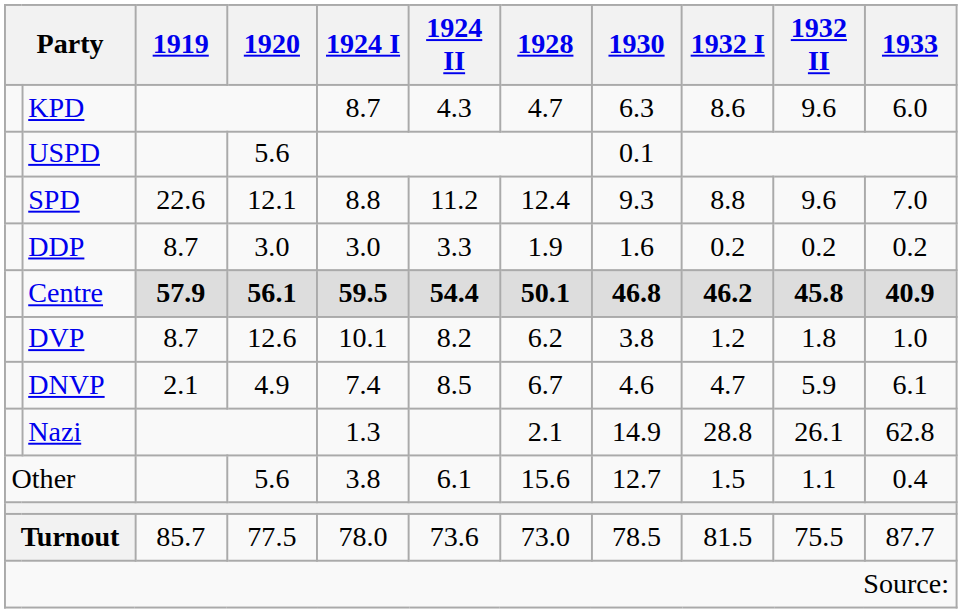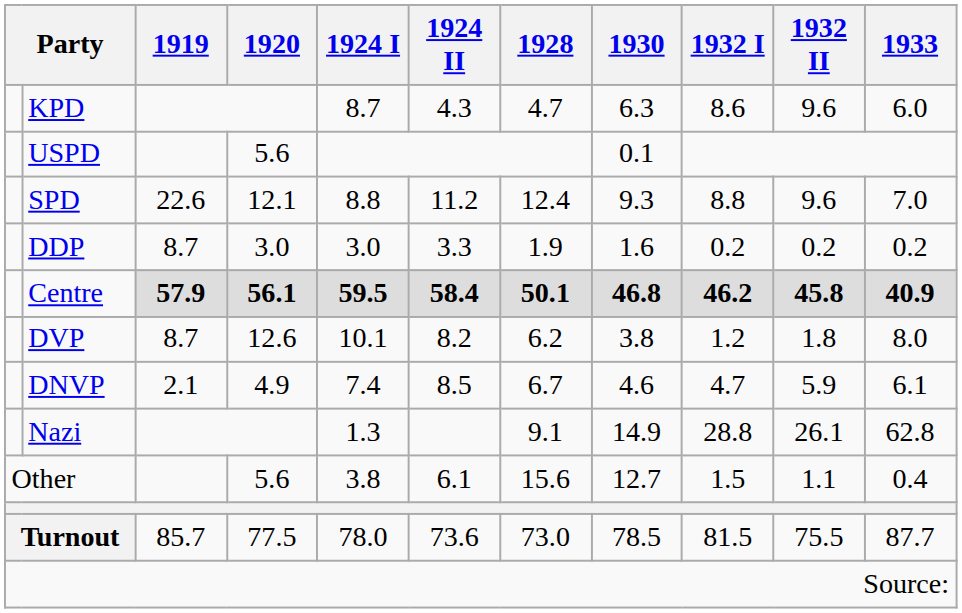(454, 292) 54.4 -> (454, 292) 58.4
(910, 339) 1.0 -> (910, 339) 8.0
(545, 431) 2.1 -> (545, 431) 9.1
